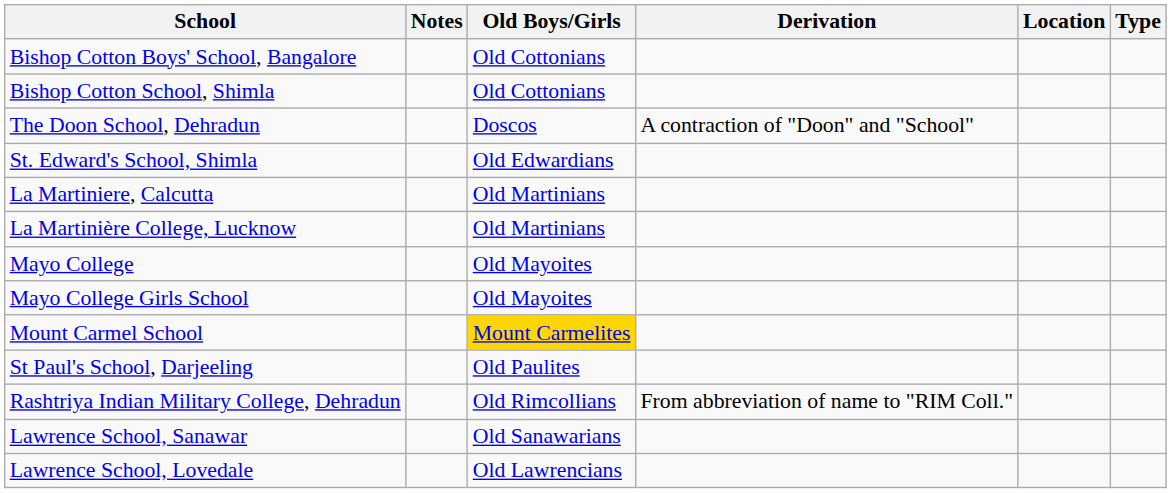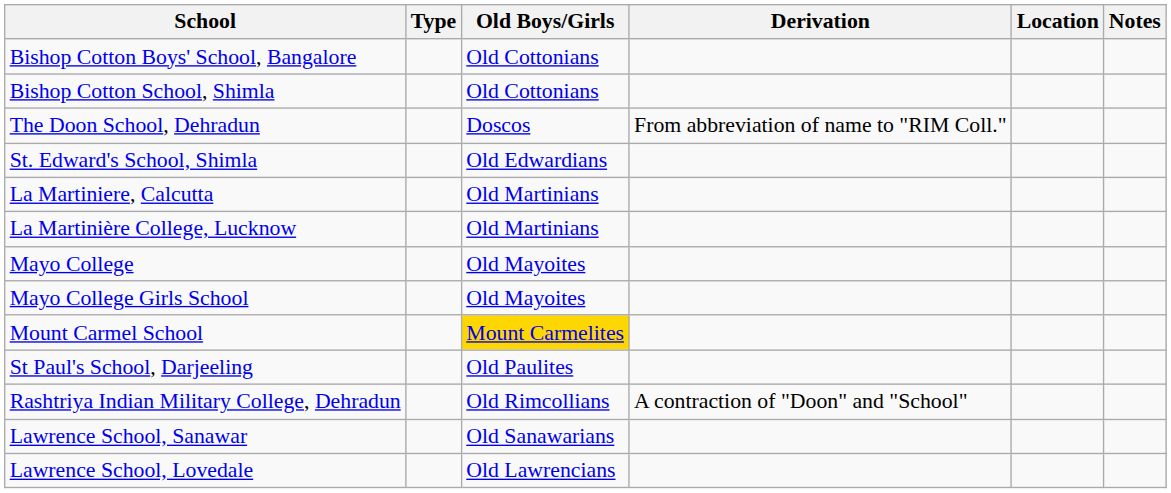columns swapped: (1138, 21) <-> (437, 21)
(807, 125) A contraction of "Doon" and "School" -> (820, 125) From abbreviation of name to "RIM Coll."
(827, 401) From abbreviation of name to "RIM Coll." -> (801, 401) A contraction of "Doon" and "School"
